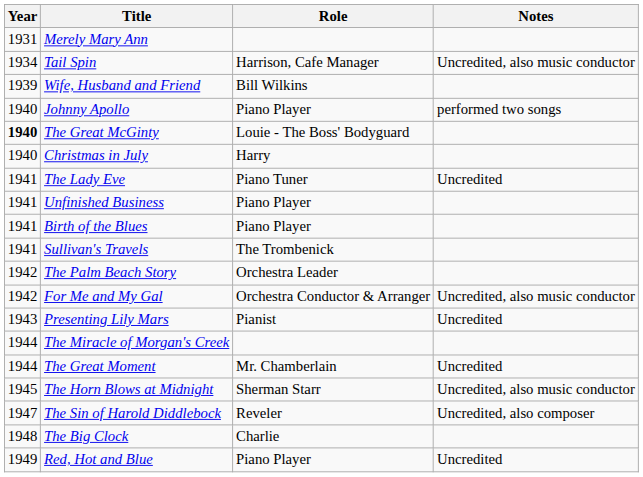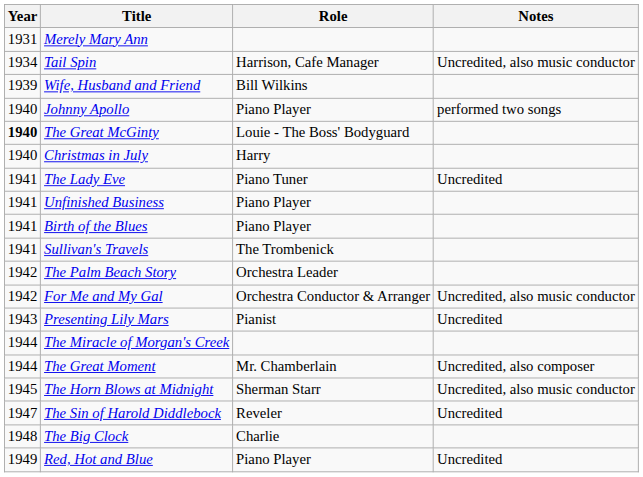(470, 366) Uncredited -> (516, 366) Uncredited, also composer
(516, 413) Uncredited, also composer -> (470, 413) Uncredited
